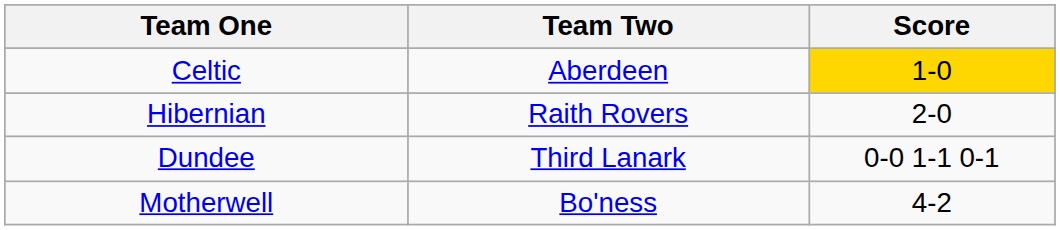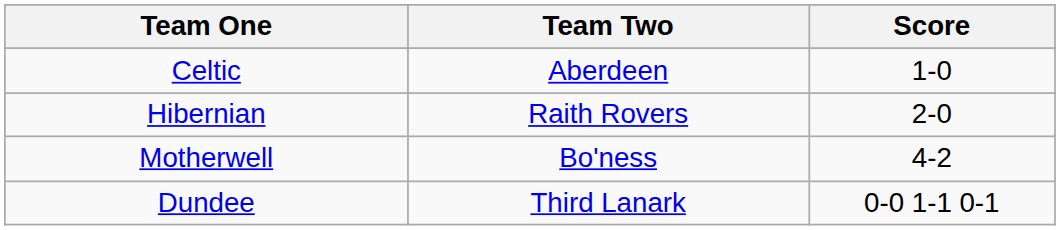(932, 70) gold background -> (932, 70) no background
rows swapped: (206, 202) <-> (206, 158)
